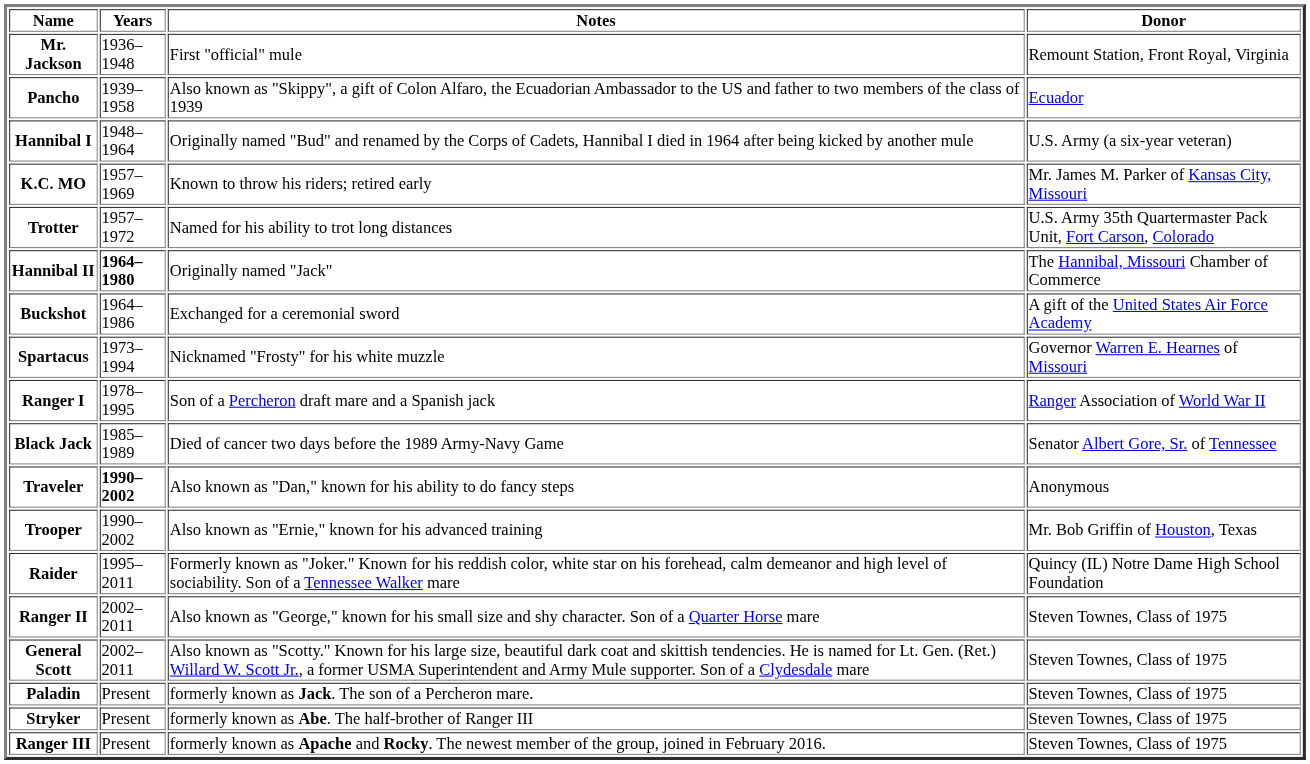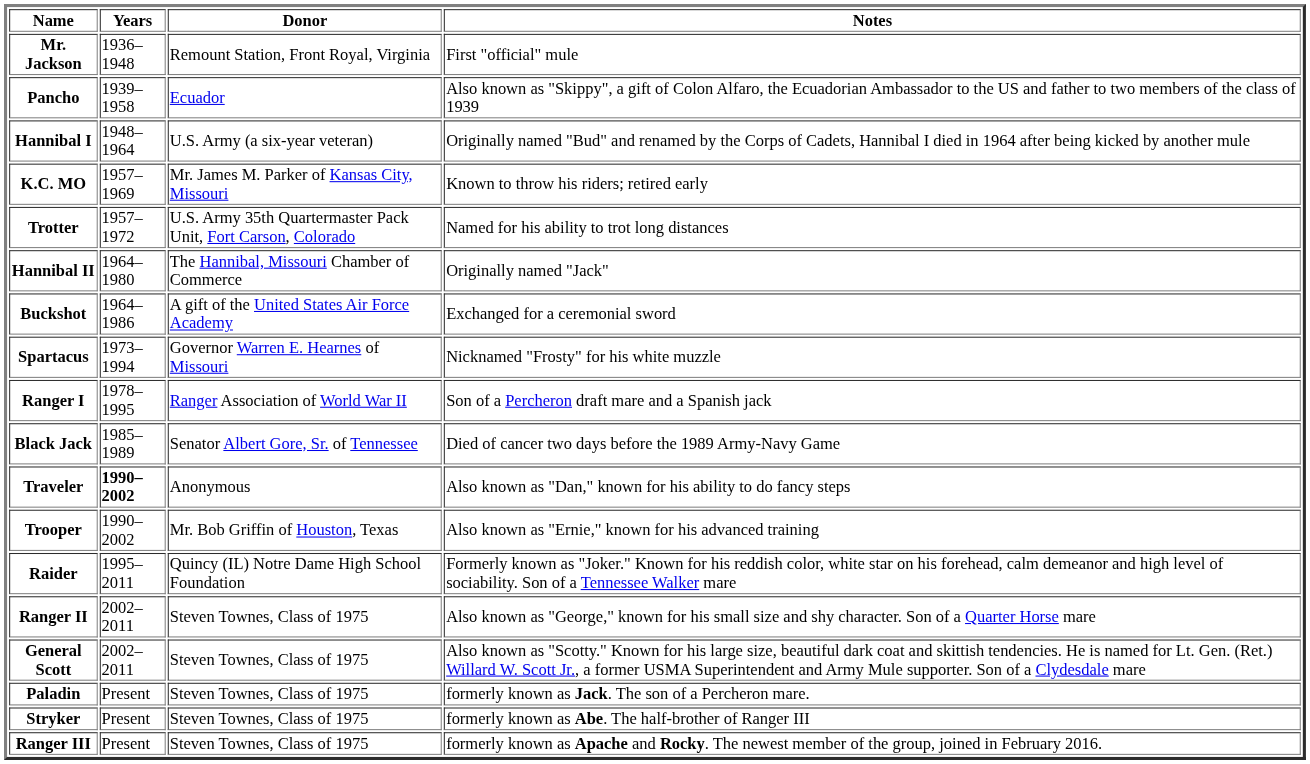columns swapped: (1164, 20) <-> (596, 20)
(122, 270) bold -> (122, 270) normal
